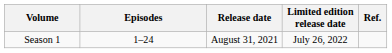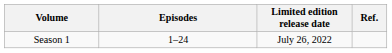- column: (244, 18)
